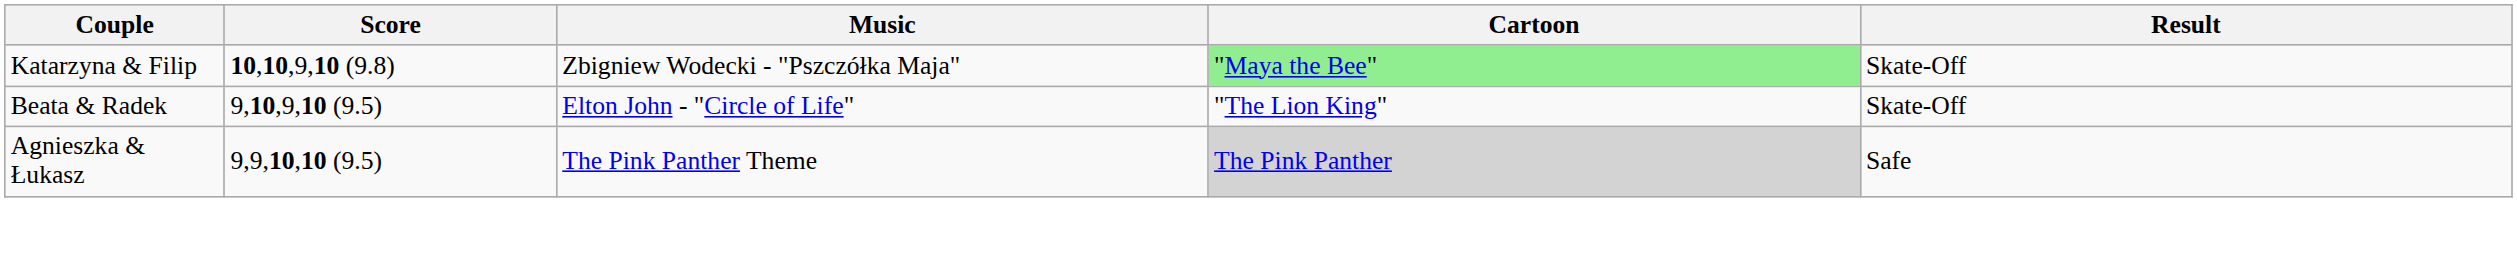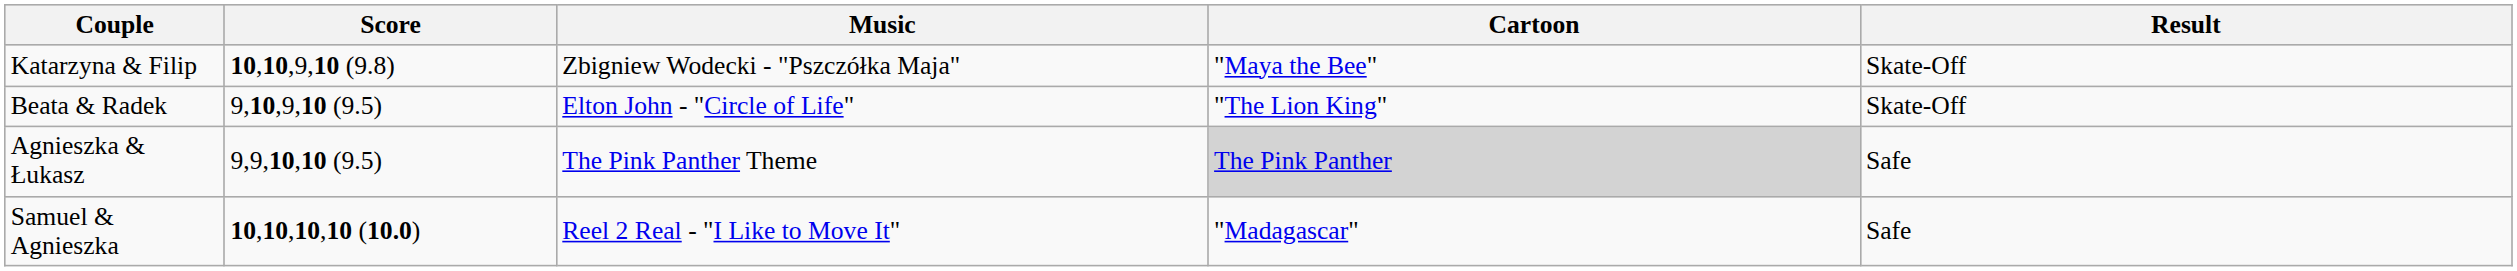(1296, 65) lightgreen background -> (1296, 65) no background
+ row: (65, 230)
